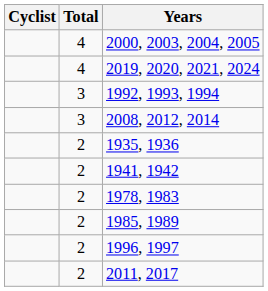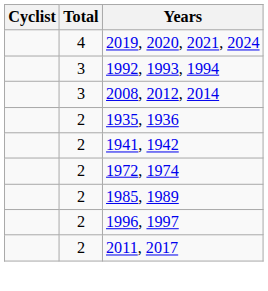- row: (183, 42)
+ row: (142, 171)
- row: (142, 196)
